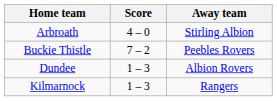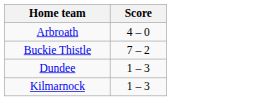- column: (219, 13)
